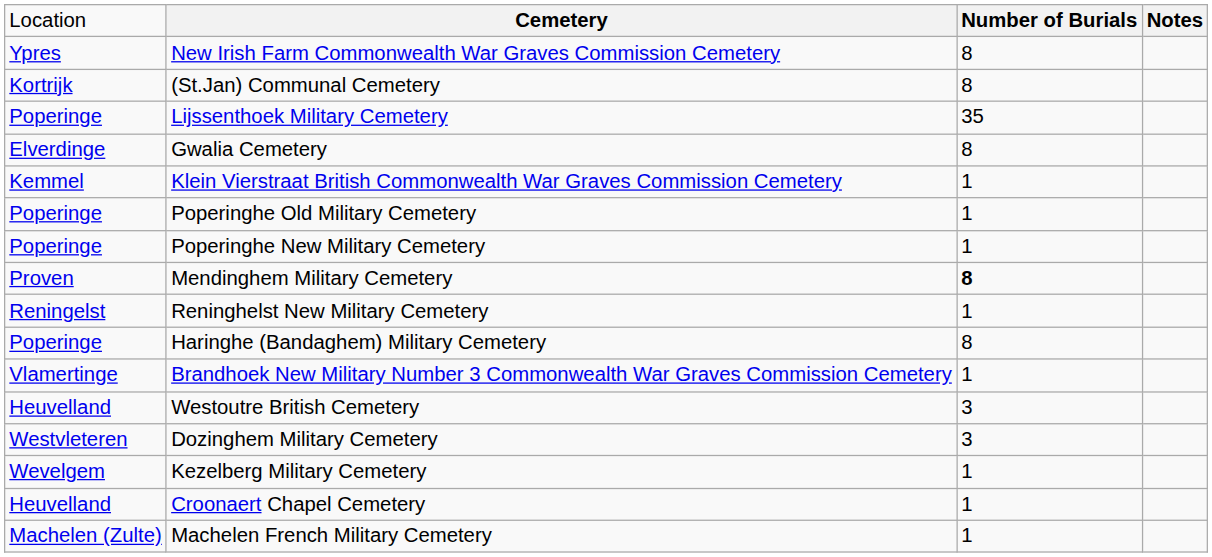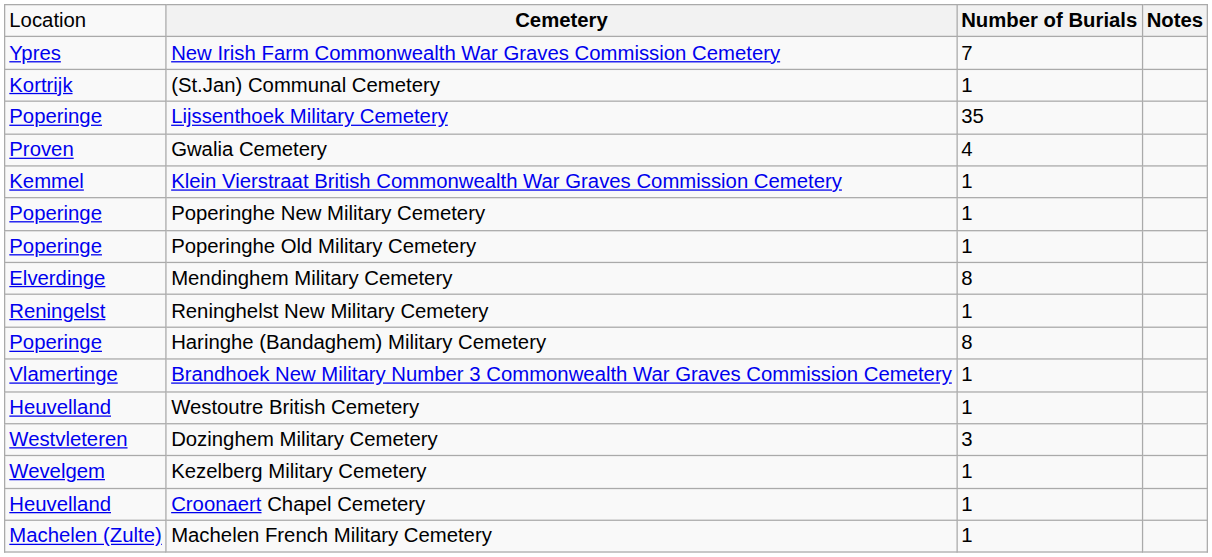(967, 52) 8 -> (967, 52) 7
(967, 85) 8 -> (967, 85) 1
(57, 149) Elverdinge -> (42, 149) Proven
(967, 149) 8 -> (967, 149) 4
rows swapped: (324, 213) <-> (328, 246)
(42, 278) Proven -> (57, 278) Elverdinge
(967, 278) bold -> (967, 278) normal
(967, 407) 3 -> (967, 407) 1
